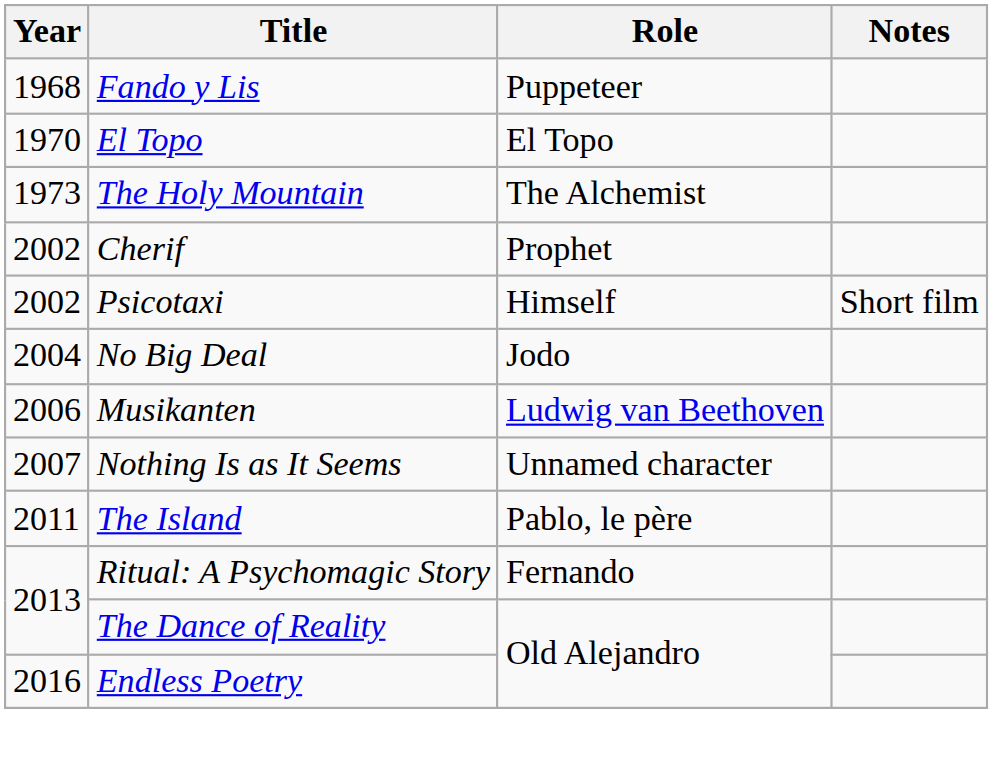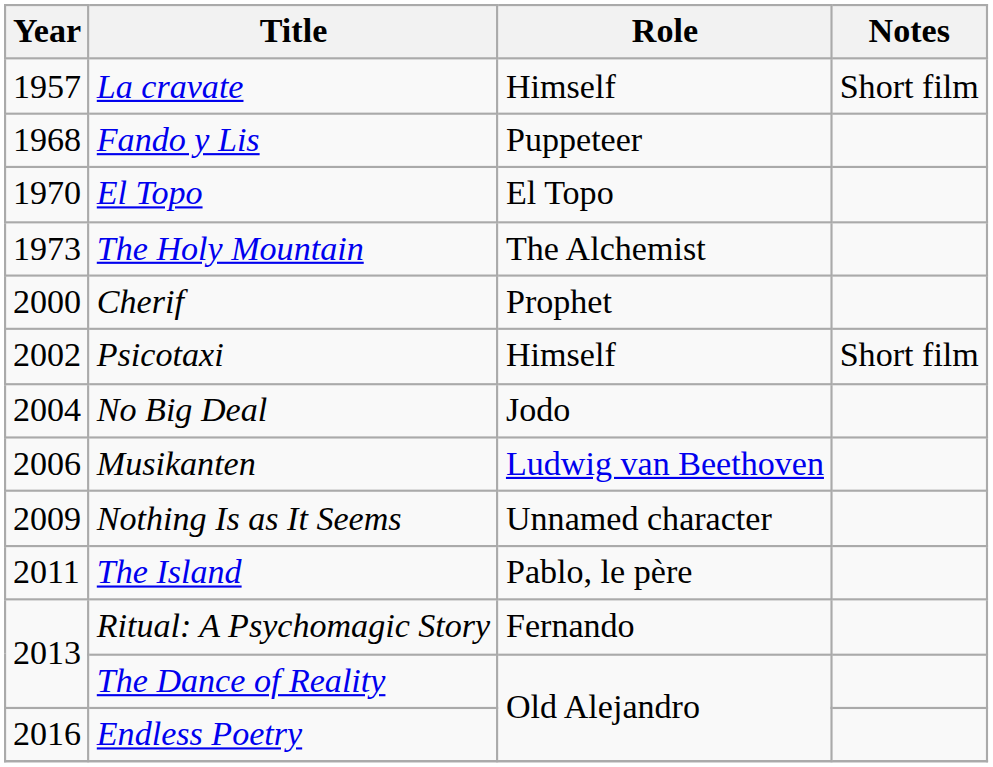+ row: (170, 85)
(47, 247) 2002 -> (47, 301) 2000
(47, 463) 2007 -> (47, 517) 2009
